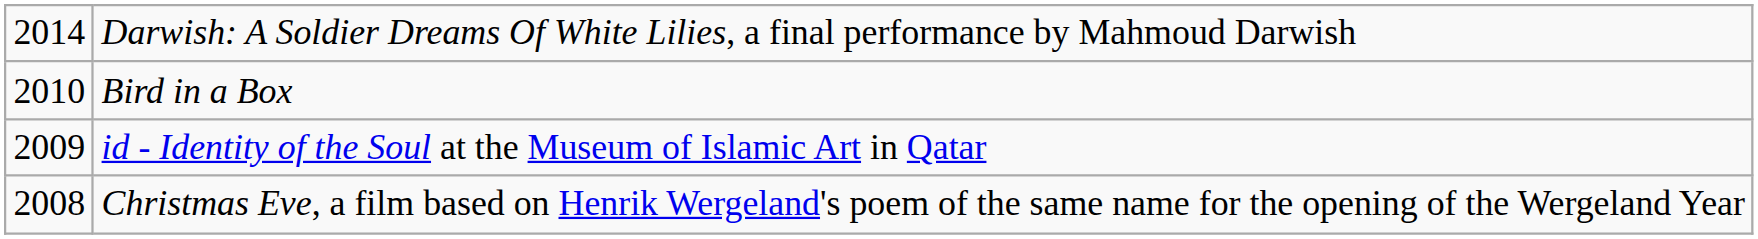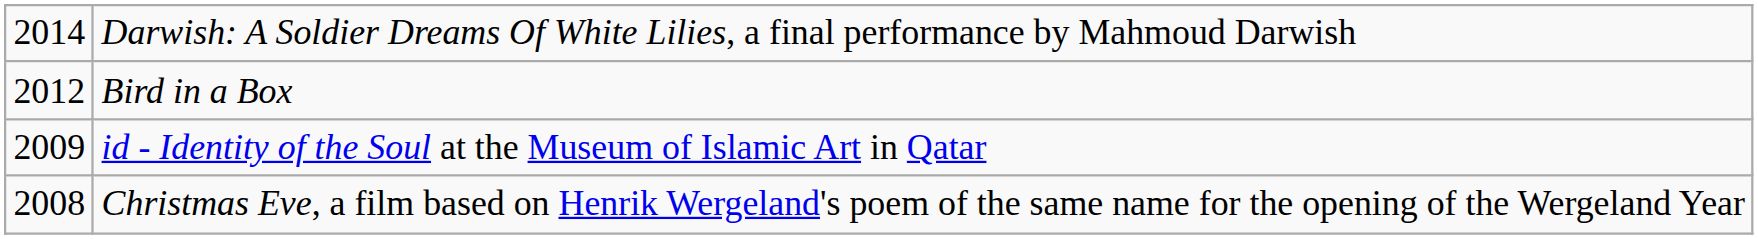(49, 89) 2010 -> (49, 89) 2012
